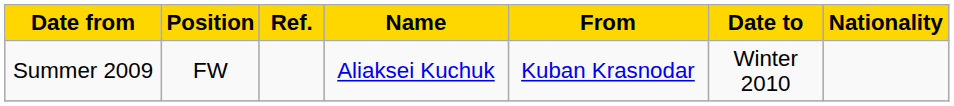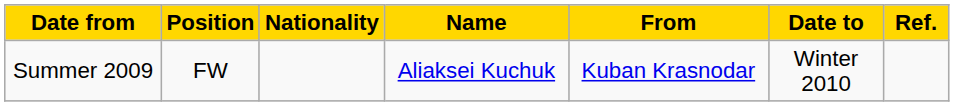columns swapped: (886, 23) <-> (292, 23)
